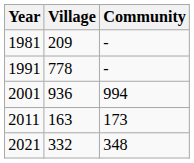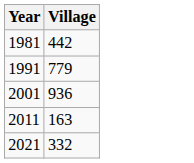- column: (145, 17)
(60, 42) 209 -> (60, 42) 442
(60, 68) 778 -> (60, 68) 779
